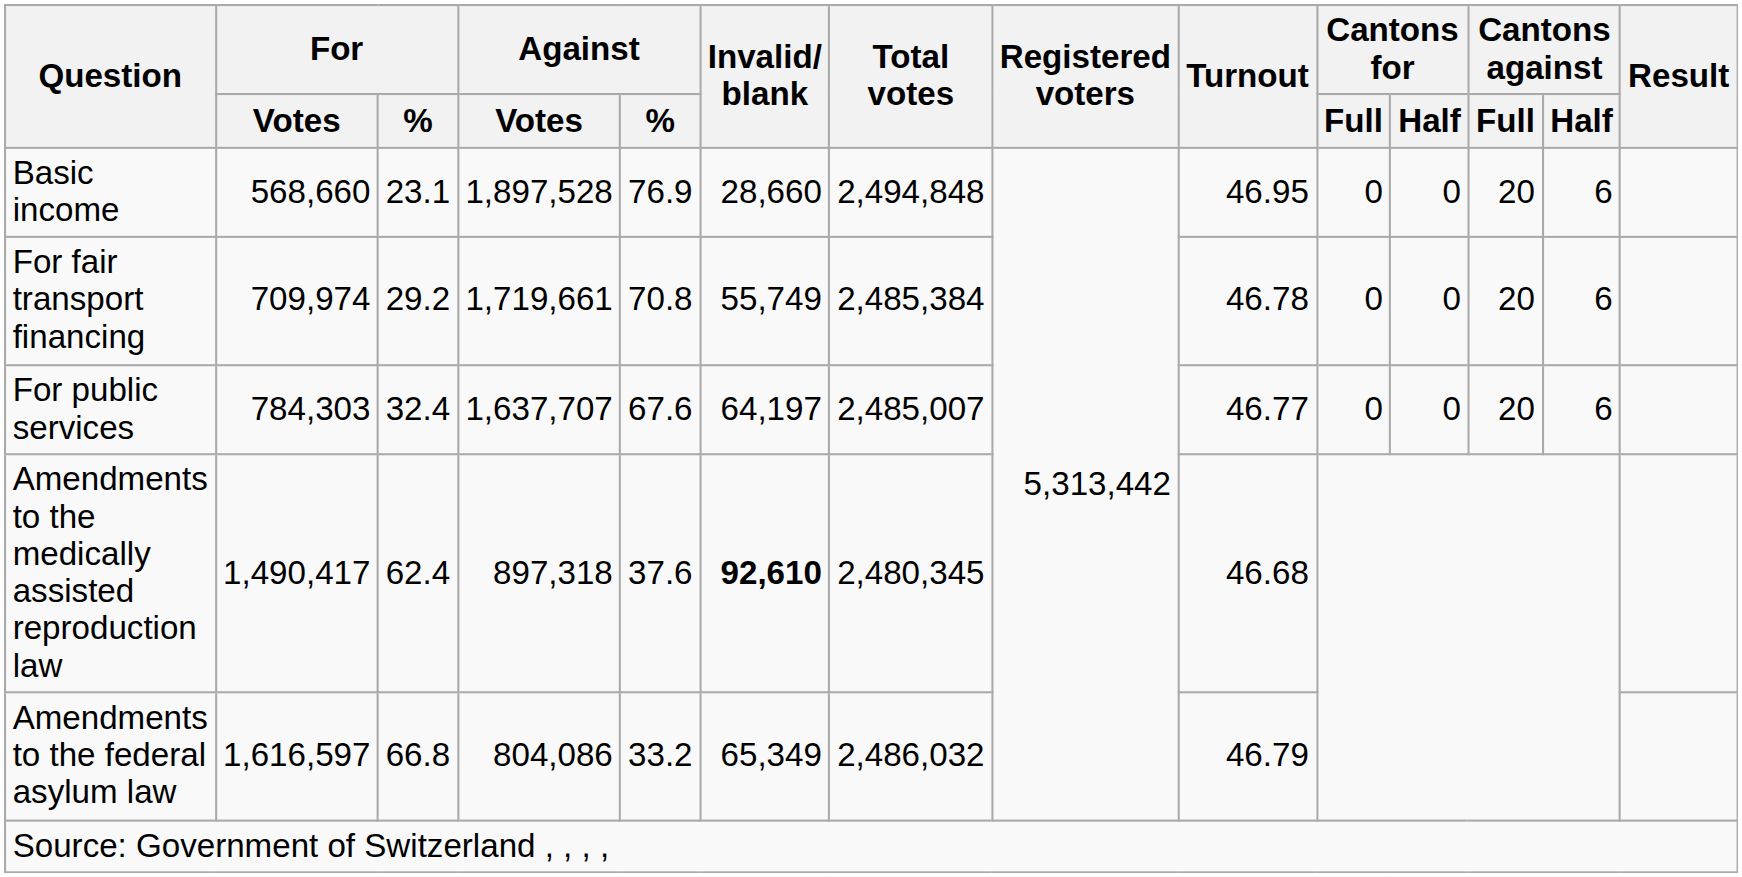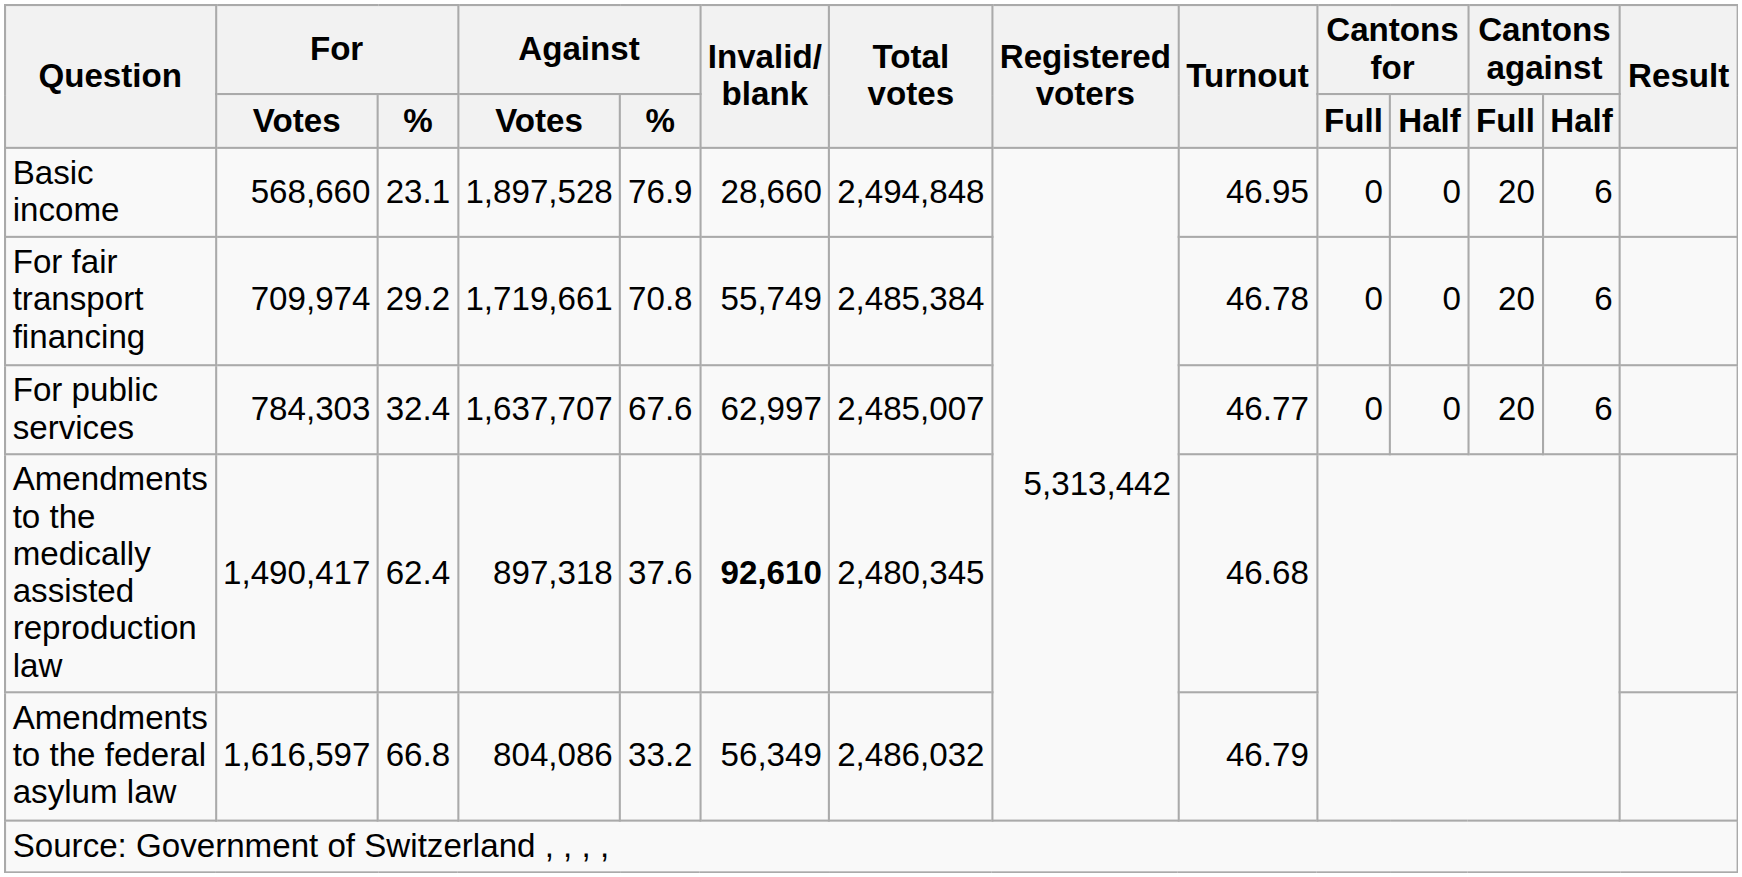(771, 408) 64,197 -> (771, 408) 62,997
(771, 755) 65,349 -> (771, 755) 56,349
